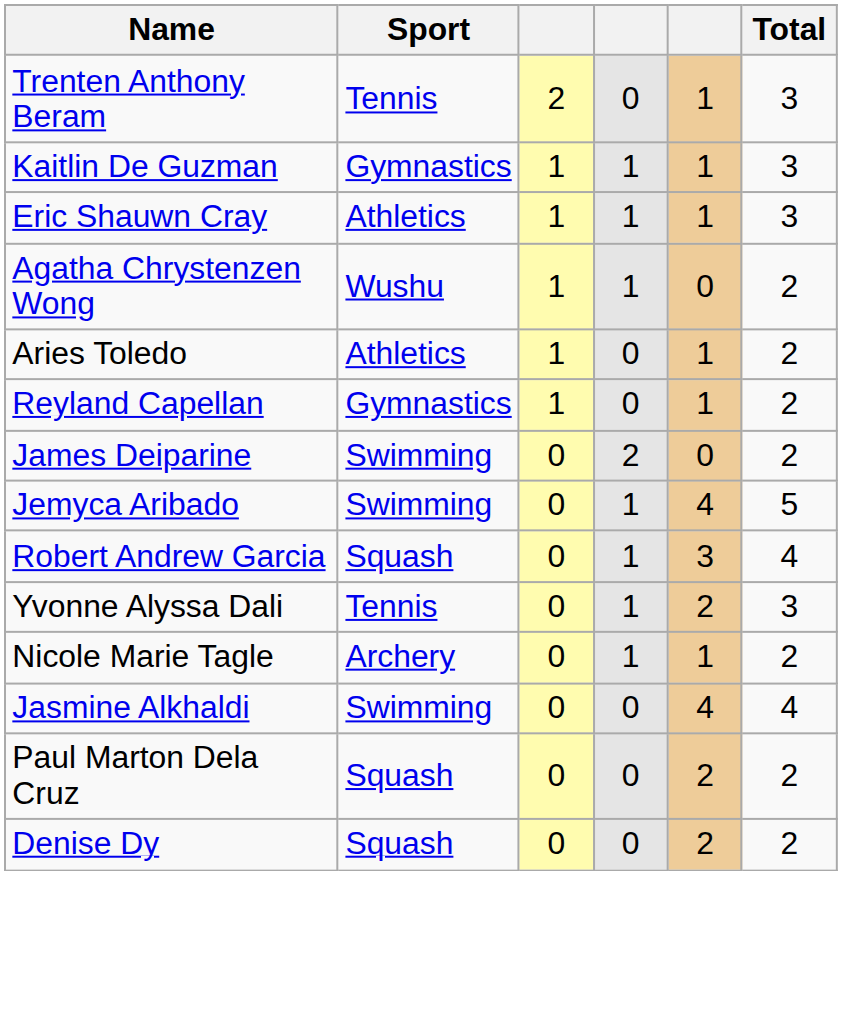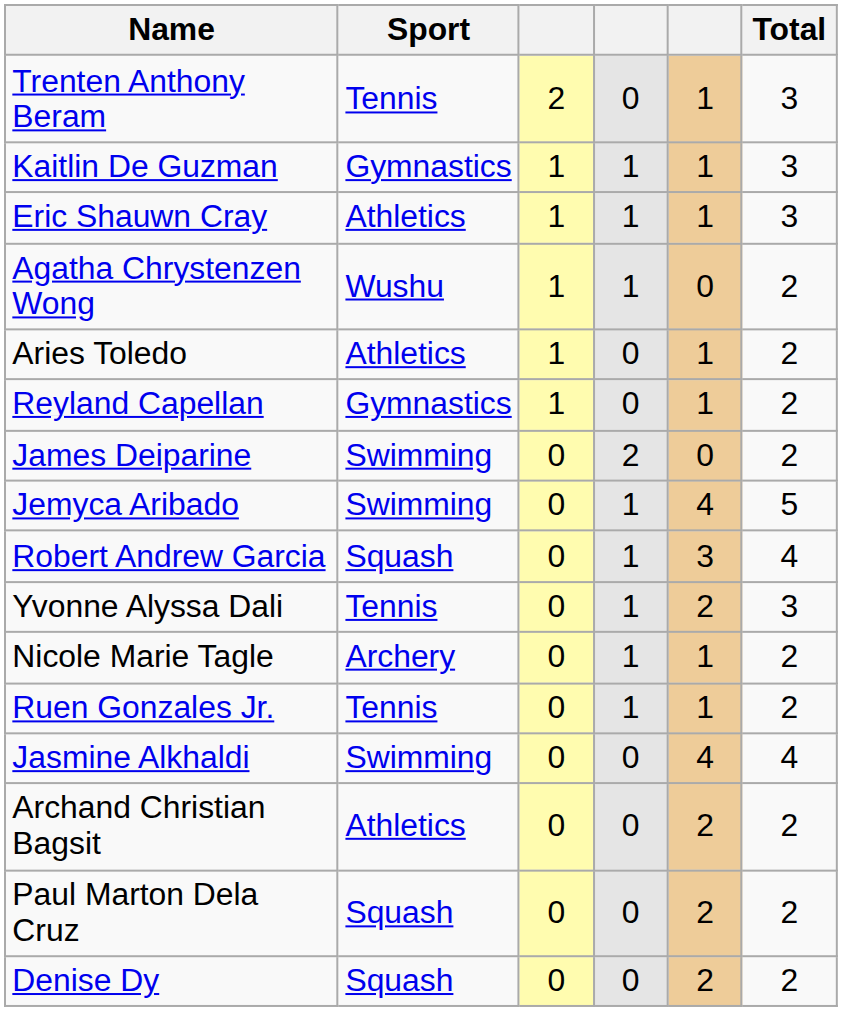+ row: (143, 707)
+ row: (139, 826)
